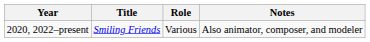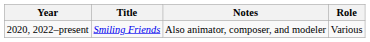columns swapped: (181, 12) <-> (282, 12)
